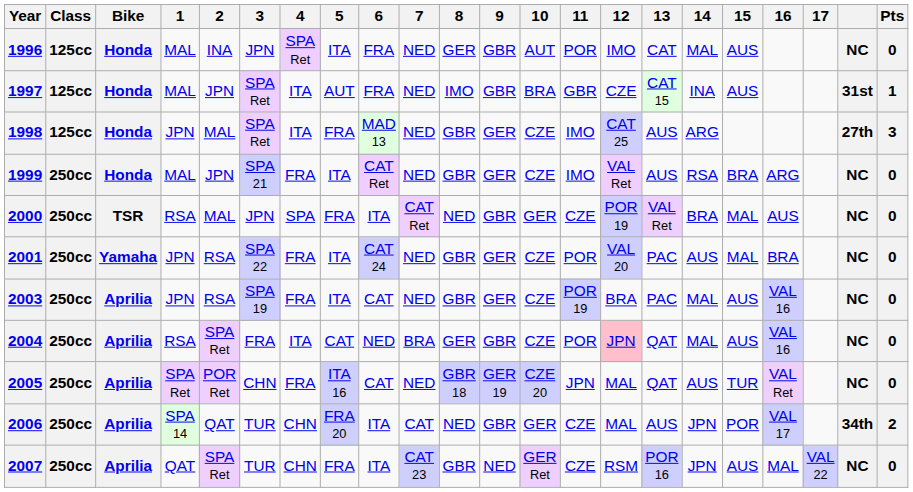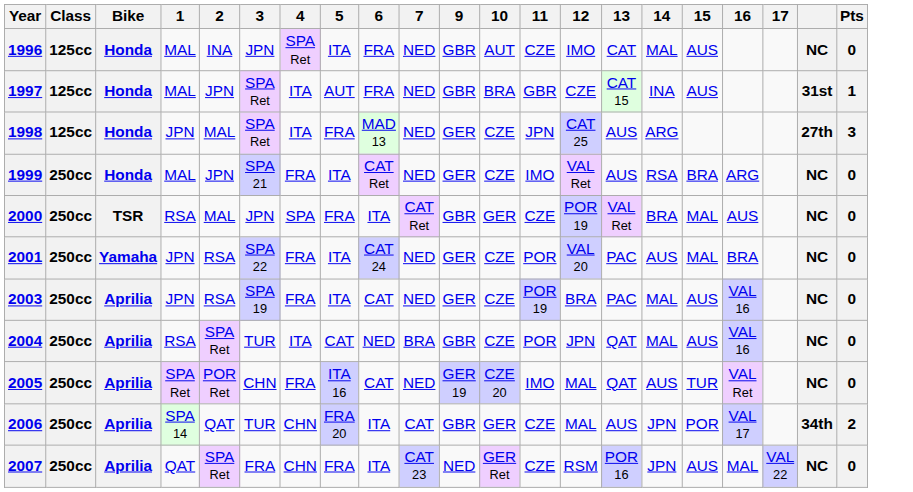- column: (459, 16)
(580, 49) POR -> (540, 49) CZE
(580, 132) IMO -> (540, 132) JPN
(260, 341) FRA -> (260, 341) TUR
(621, 341) pink background -> (581, 341) no background
(580, 382) JPN -> (540, 382) IMO
(260, 466) TUR -> (260, 466) FRA
